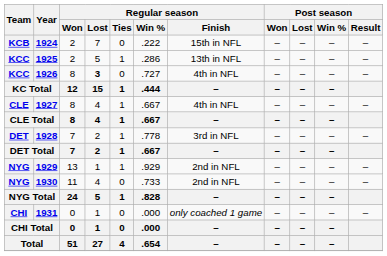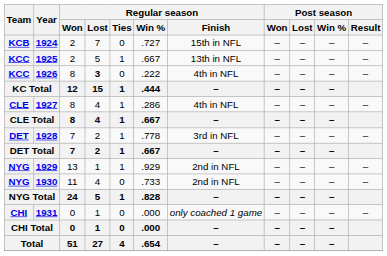(151, 43) .222 -> (151, 43) .727
(151, 58) .286 -> (151, 58) .667
(151, 74) .727 -> (151, 74) .222
(151, 105) .667 -> (151, 105) .286
